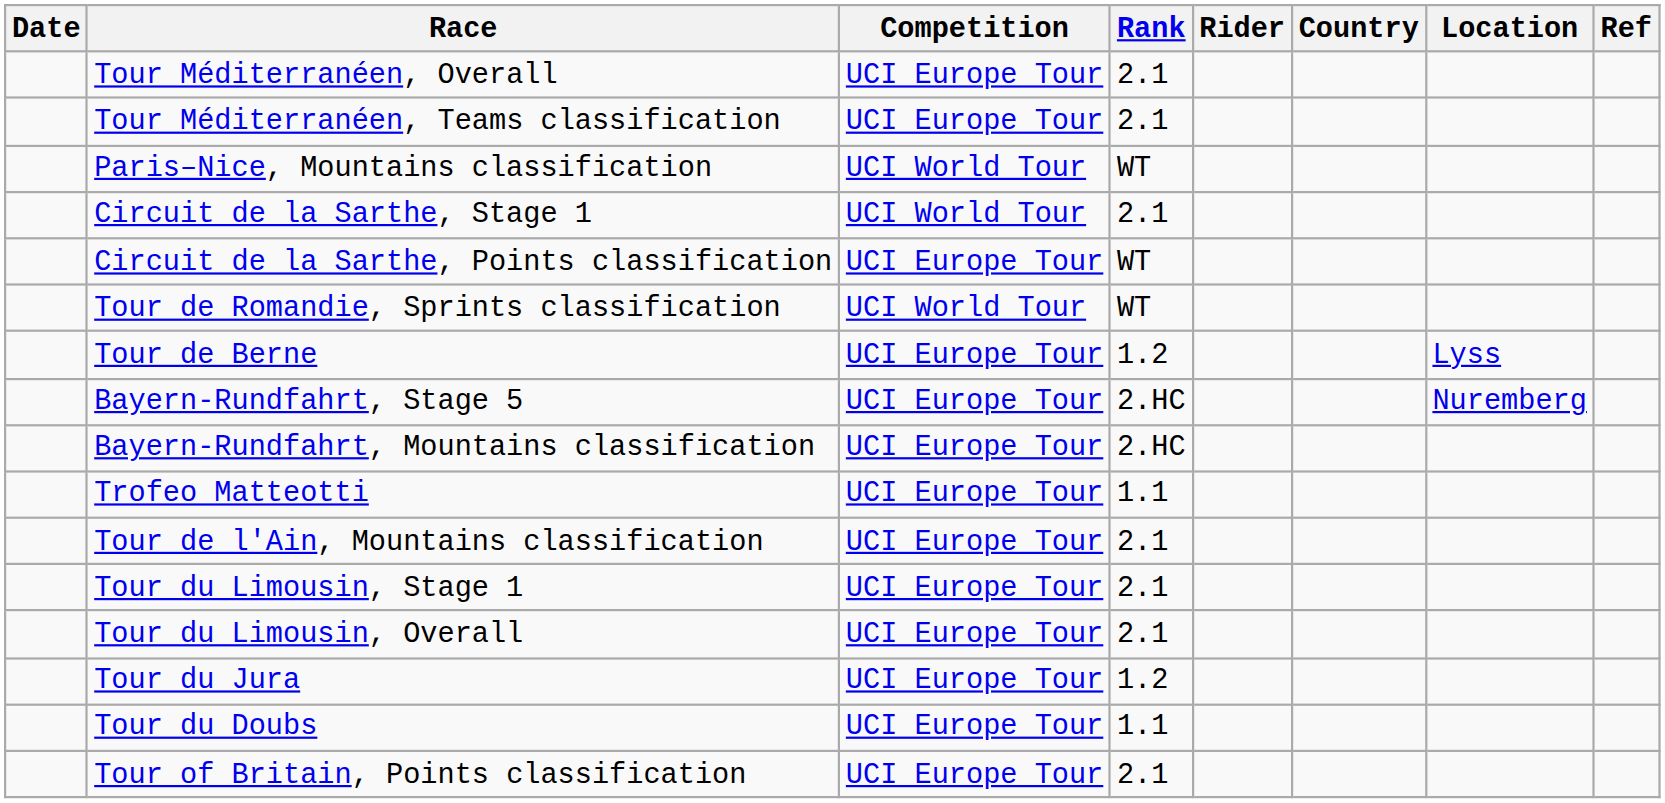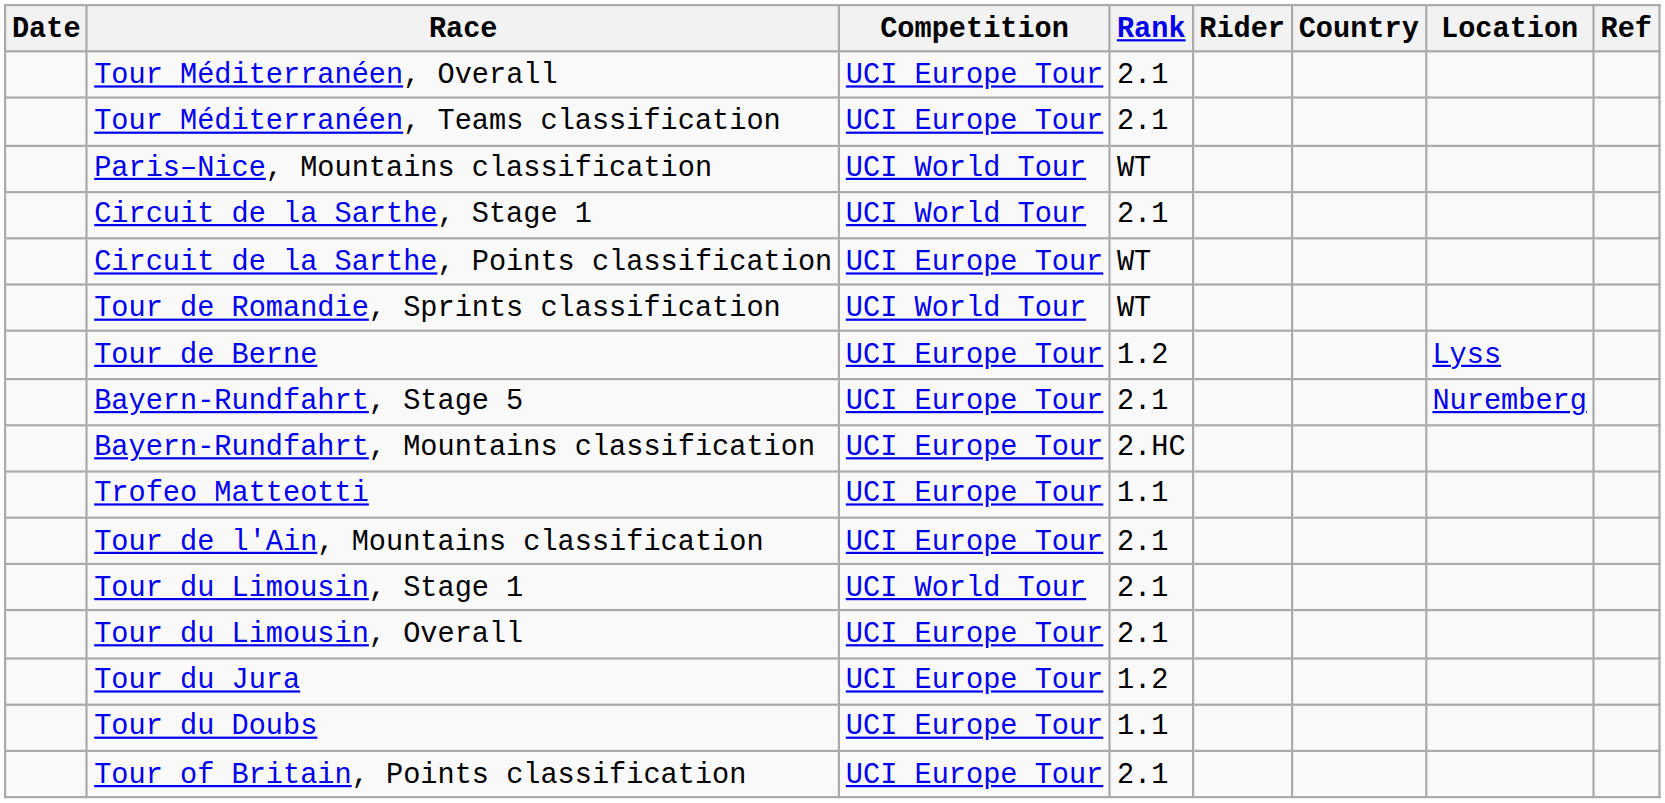(1151, 401) 2.HC -> (1143, 401) 2.1
(975, 588) UCI Europe Tour -> (966, 588) UCI World Tour
